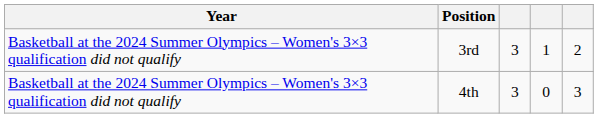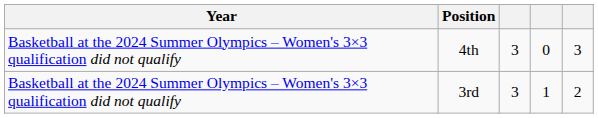rows swapped: (469, 92) <-> (469, 50)
